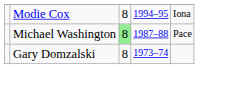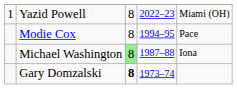+ row: (52, 14)
(182, 14) Iona -> (189, 34) Pace
(182, 34) Pace -> (188, 53) Iona
(125, 53) normal -> (131, 73) bold
